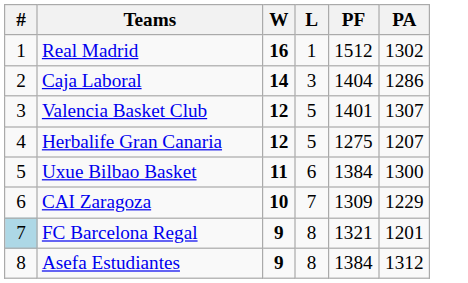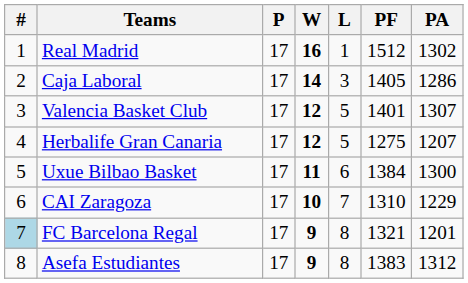+ column: (279, 19)
(353, 80) 1404 -> (386, 80) 1405
(353, 202) 1309 -> (386, 202) 1310
(353, 263) 1384 -> (386, 263) 1383
